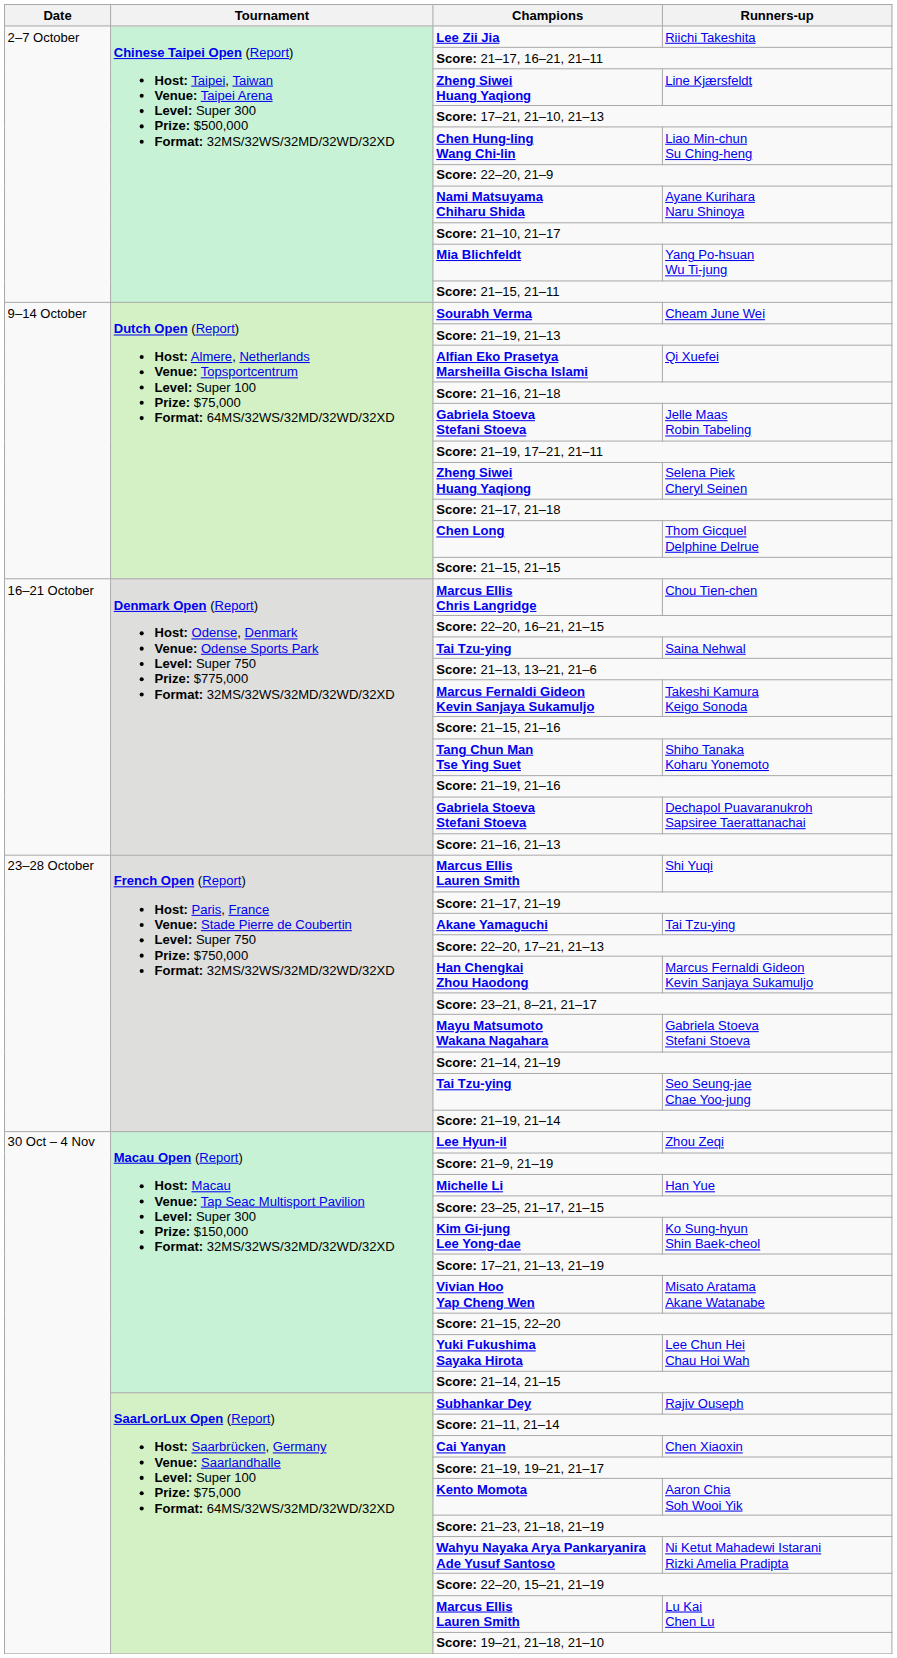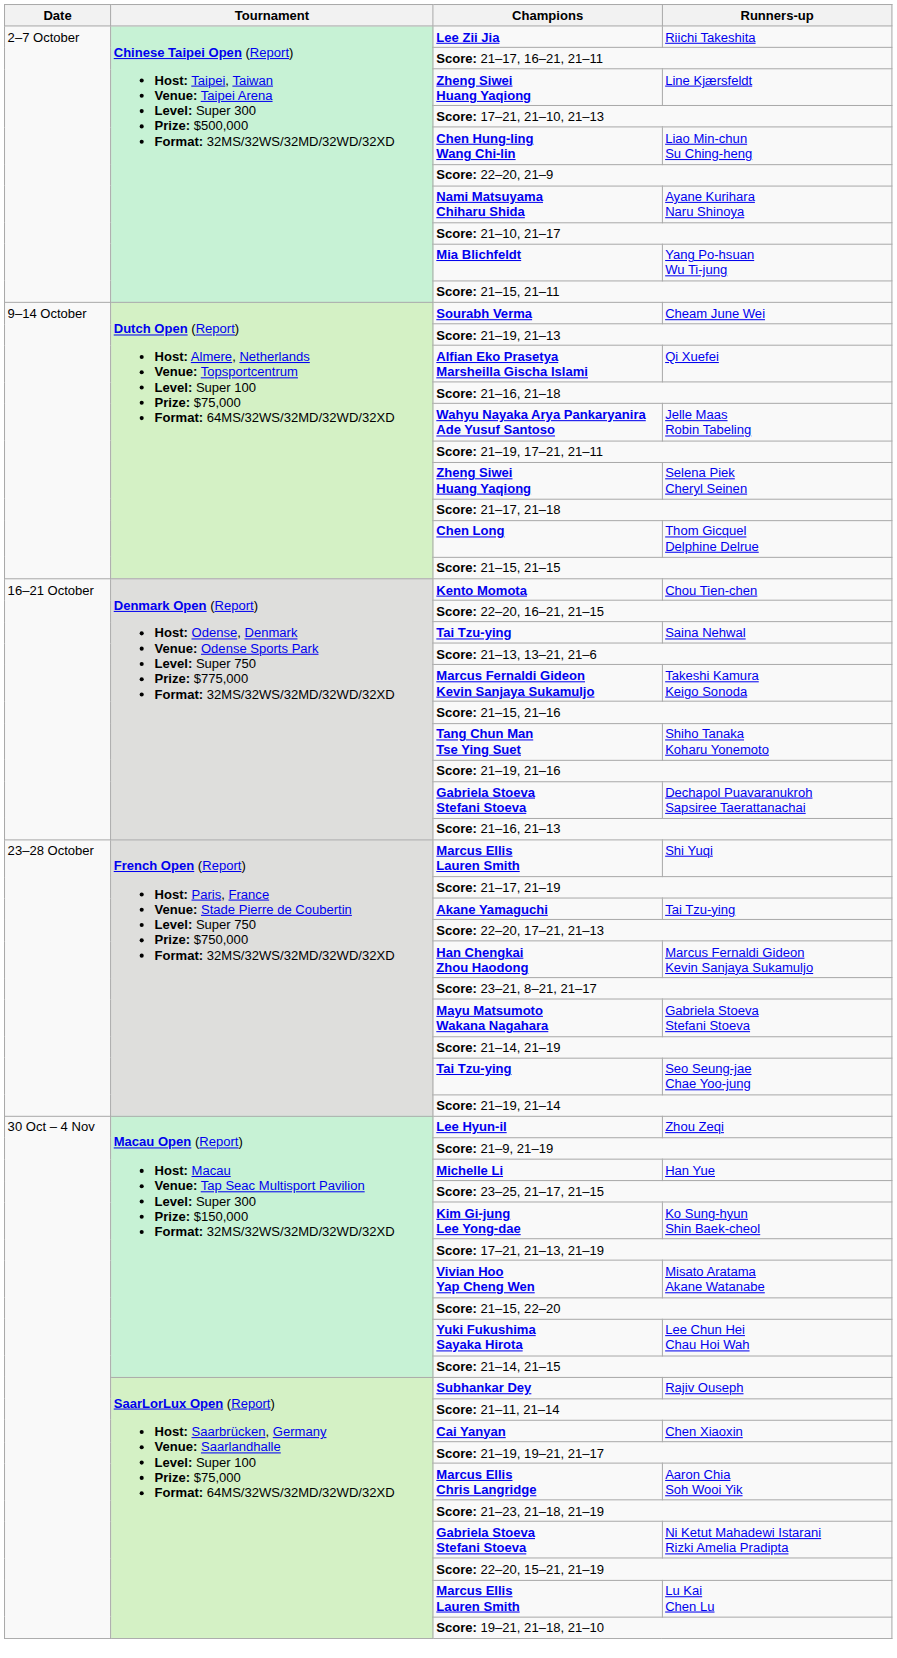(486, 422) Gabriela Stoeva Stefani Stoeva -> (541, 422) Wahyu Nayaka Arya Pankaryanira Ade Yusuf Santoso
(486, 597) Marcus Ellis Chris Langridge -> (482, 589) Kento Momota
(482, 1489) Kento Momota -> (486, 1481) Marcus Ellis Chris Langridge
(541, 1555) Wahyu Nayaka Arya Pankaryanira Ade Yusuf Santoso -> (486, 1540) Gabriela Stoeva Stefani Stoeva
